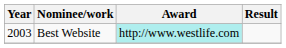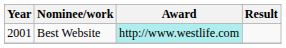(19, 33) 2003 -> (19, 33) 2001
